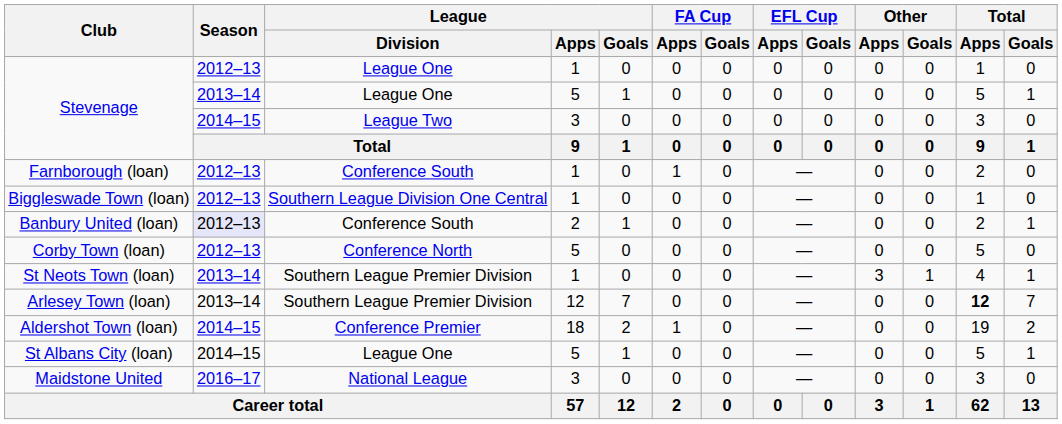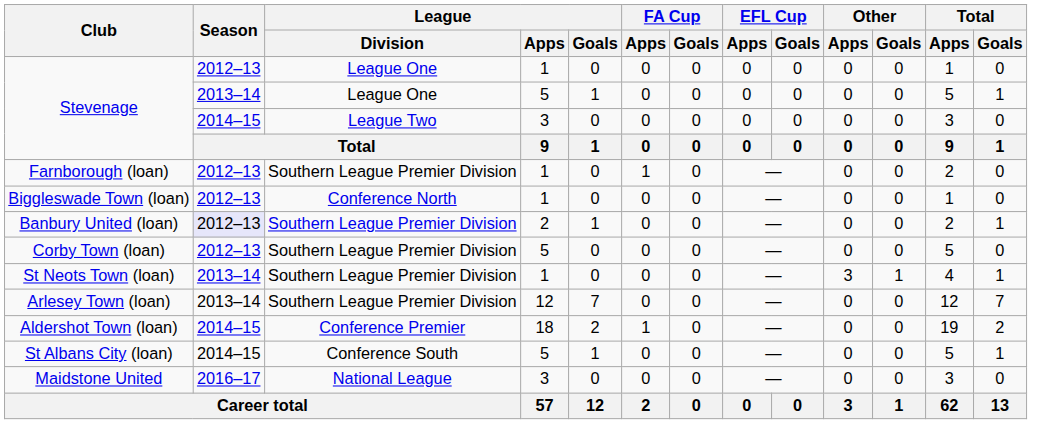(408, 172) Conference South -> (392, 172) Southern League Premier Division
(408, 198) Southern League Division One Central -> (392, 198) Conference North
(408, 224) Conference South -> (392, 224) Southern League Premier Division
(408, 250) Conference North -> (392, 250) Southern League Premier Division
(980, 302) bold -> (949, 302) normal
(408, 353) League One -> (392, 353) Conference South
